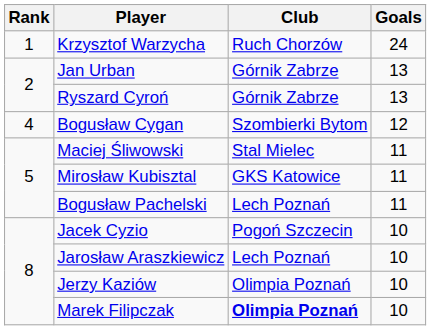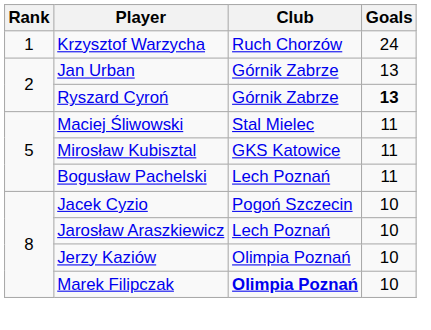(399, 97) normal -> (389, 97) bold
- row: (120, 124)
